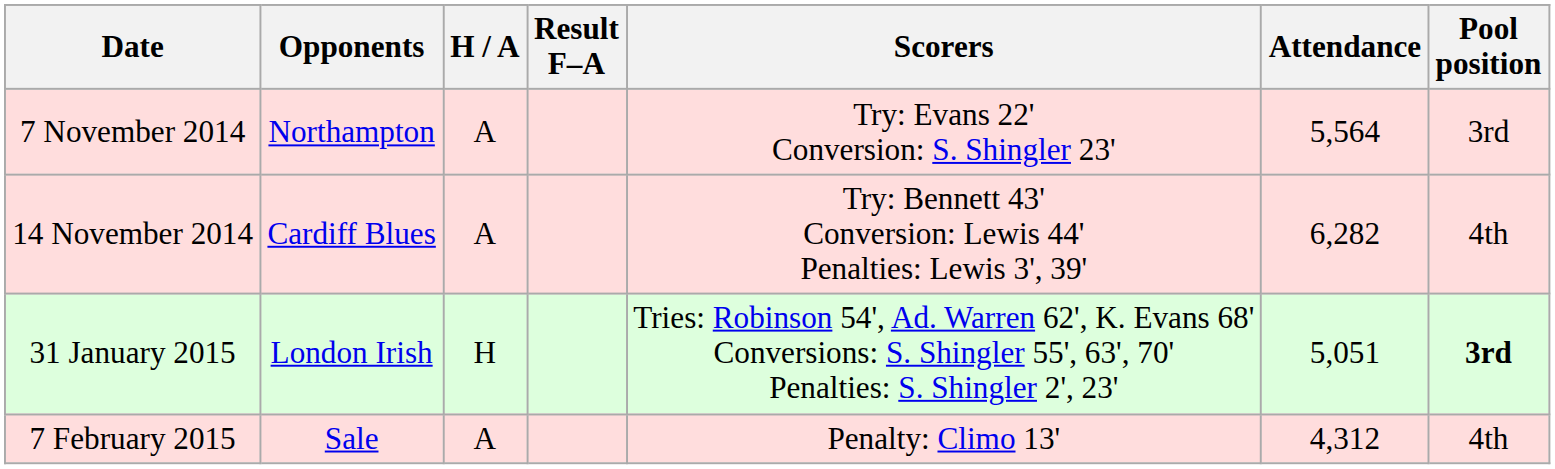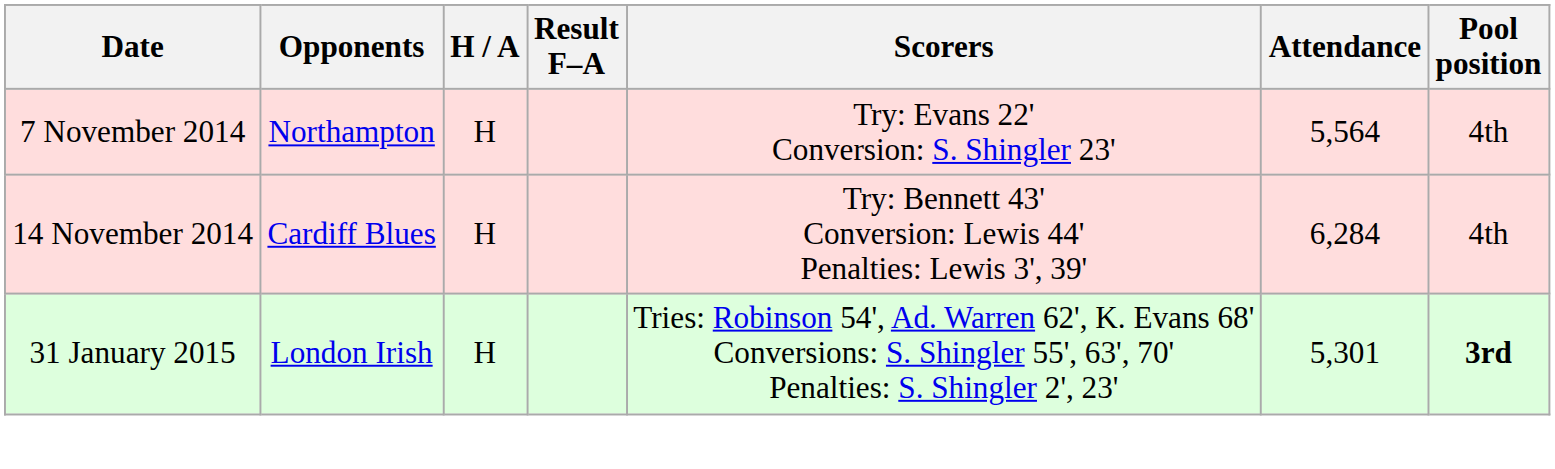(485, 131) A -> (485, 131) H
(1488, 131) 3rd -> (1488, 131) 4th
(485, 233) A -> (485, 233) H
(1345, 233) 6,282 -> (1345, 233) 6,284
(1345, 353) 5,051 -> (1345, 353) 5,301
- row: (133, 437)
